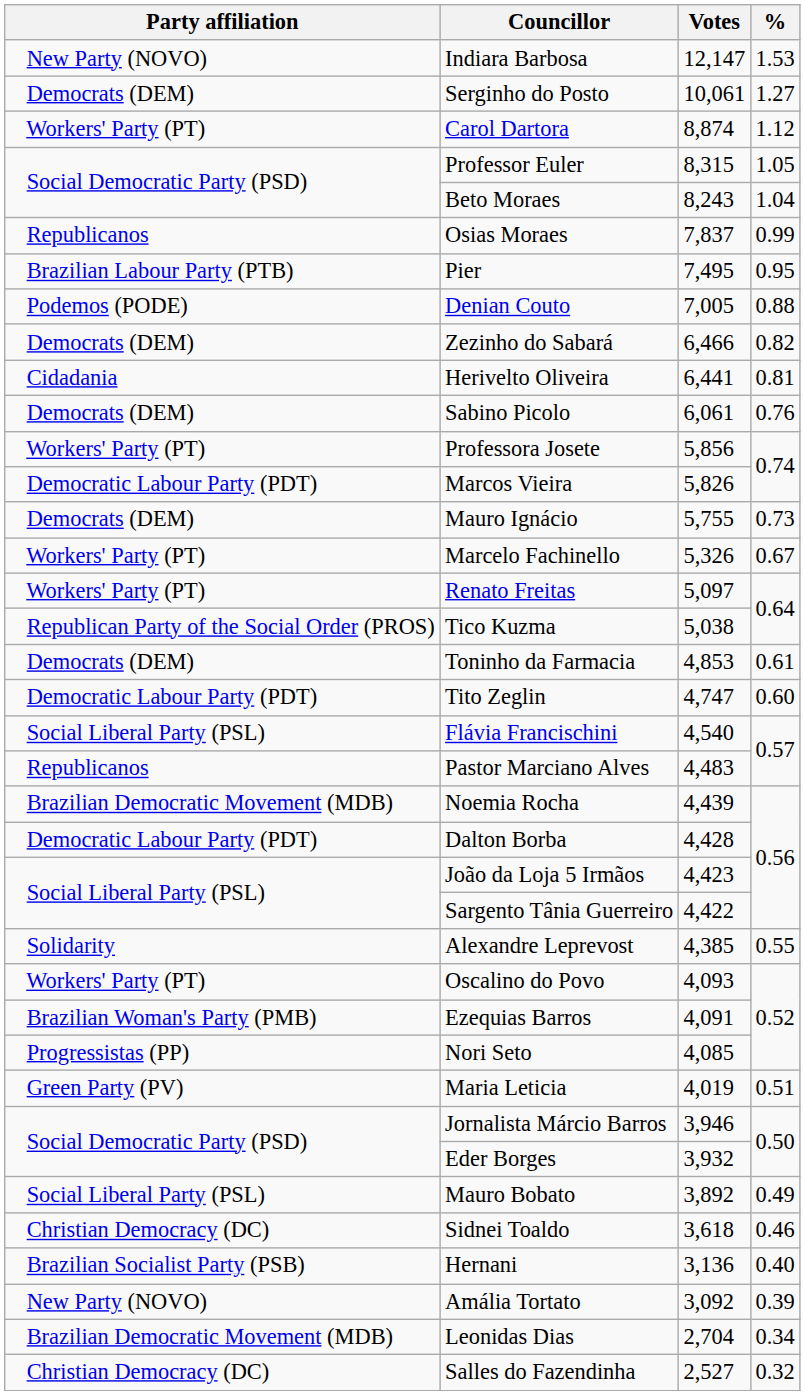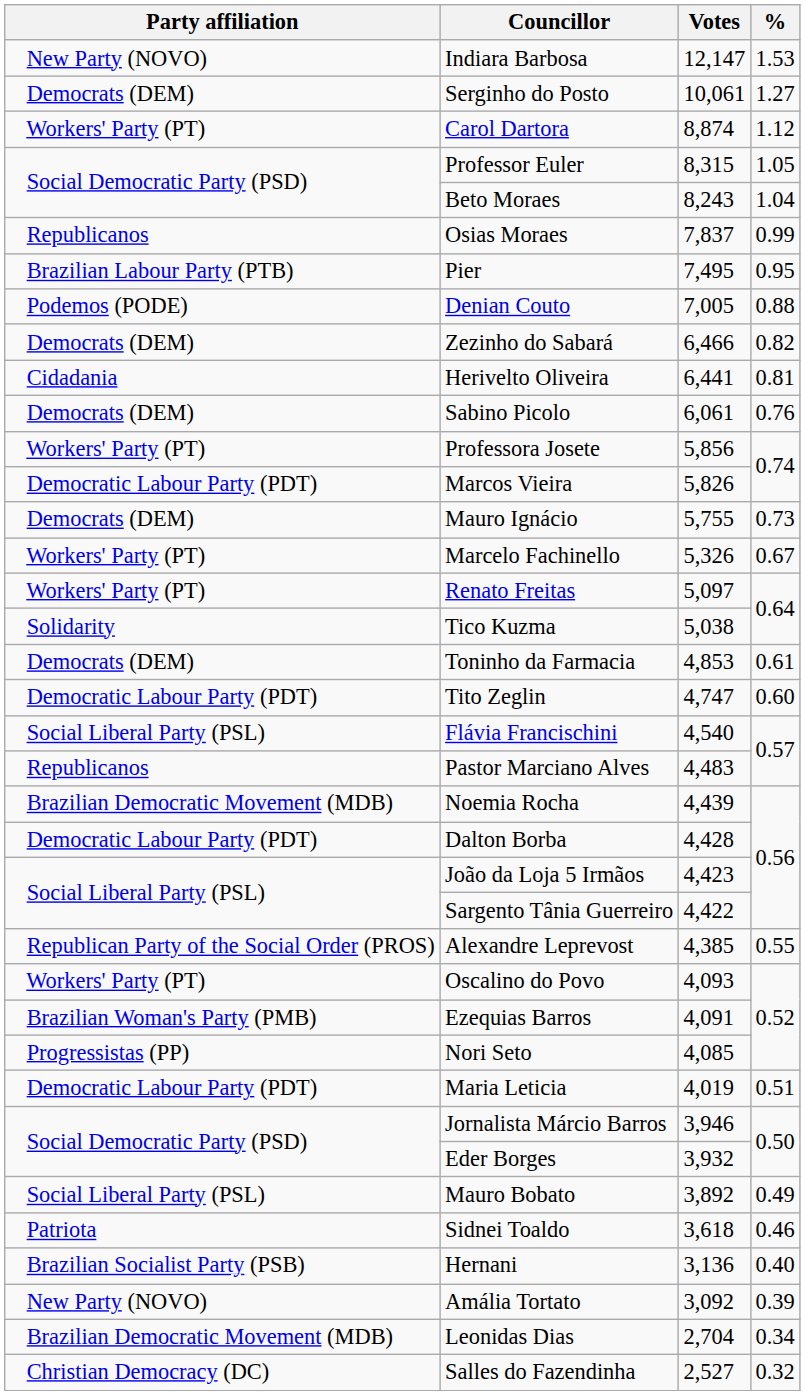(222, 626) Republican Party of the Social Order (PROS) -> (62, 626) Solidarity
(62, 945) Solidarity -> (222, 945) Republican Party of the Social Order (PROS)
(97, 1088) Green Party (PV) -> (164, 1088) Democratic Labour Party (PDT)
(140, 1230) Christian Democracy (DC) -> (53, 1230) Patriota
